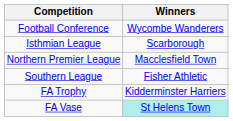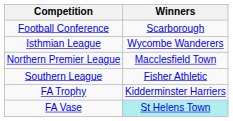(175, 28) Wycombe Wanderers -> (175, 28) Scarborough
(175, 44) Scarborough -> (175, 44) Wycombe Wanderers
